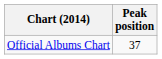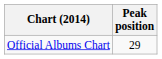(135, 44) 37 -> (135, 44) 29
